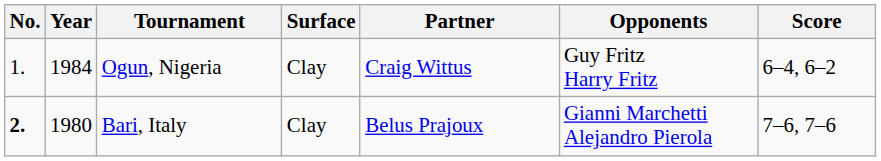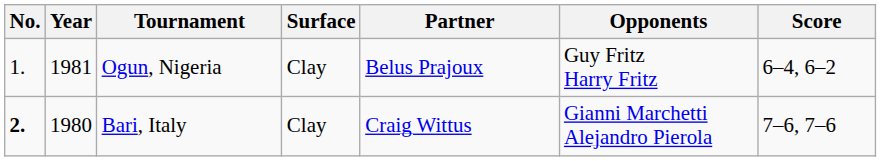(71, 67) 1984 -> (71, 67) 1981
(418, 67) Craig Wittus -> (424, 67) Belus Prajoux
(424, 125) Belus Prajoux -> (418, 125) Craig Wittus
